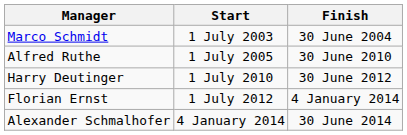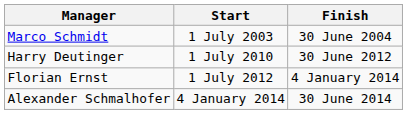- row: (54, 57)
